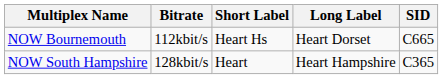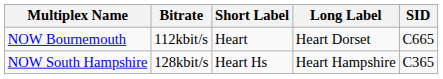(241, 39) Heart Hs -> (231, 39) Heart
(231, 62) Heart -> (241, 62) Heart Hs
